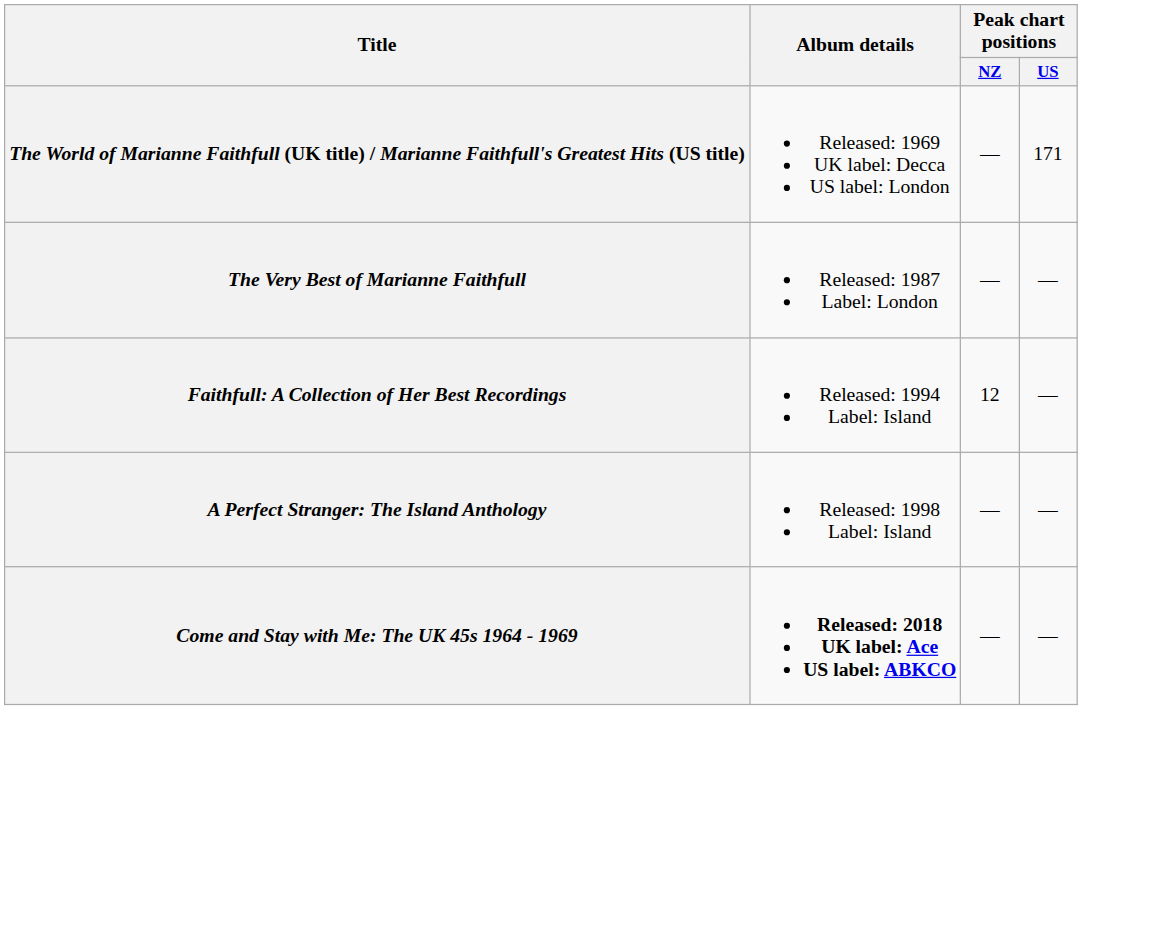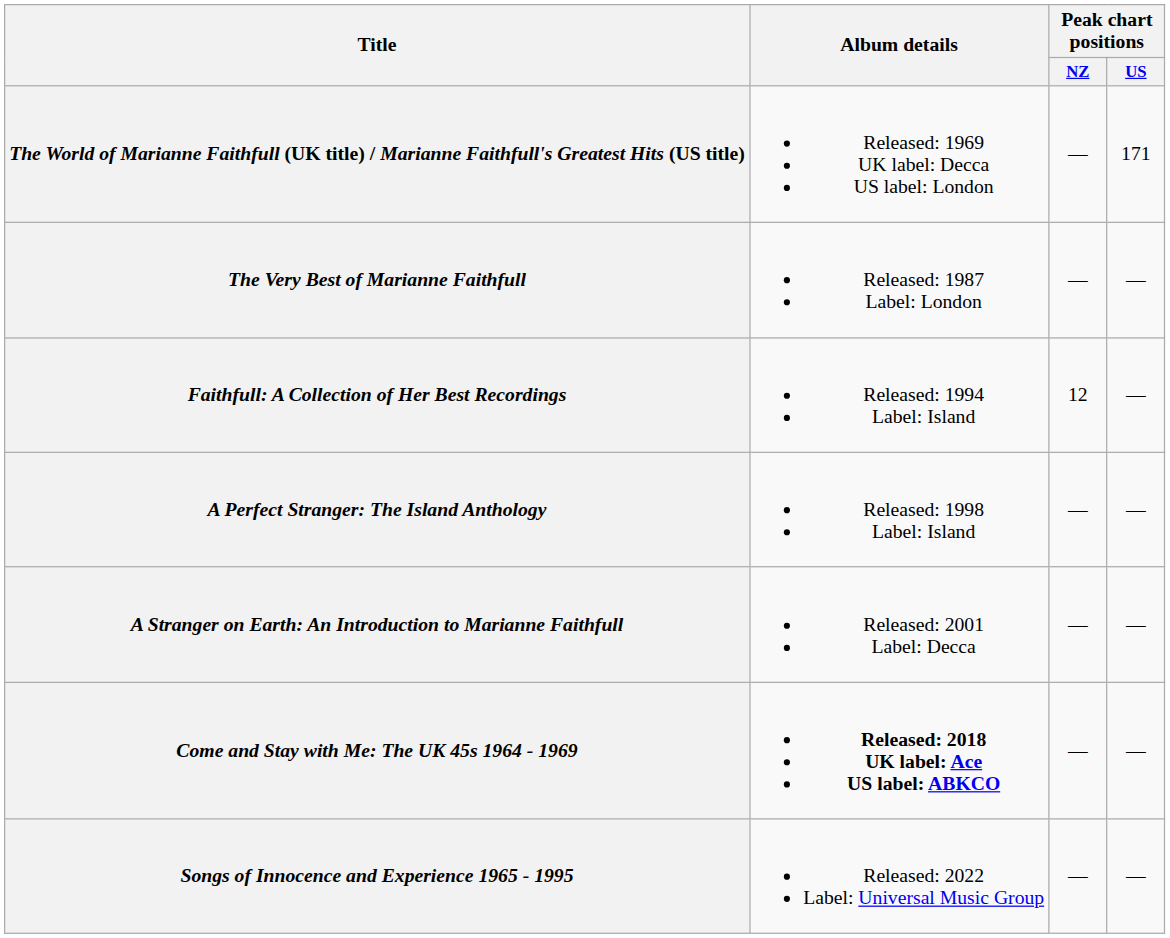+ row: (377, 624)
+ row: (377, 876)
